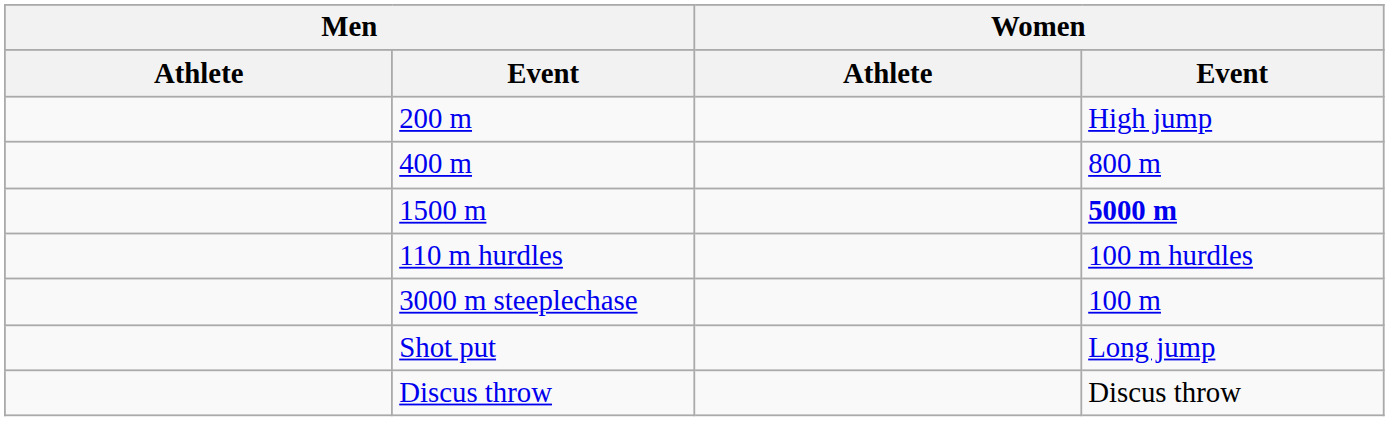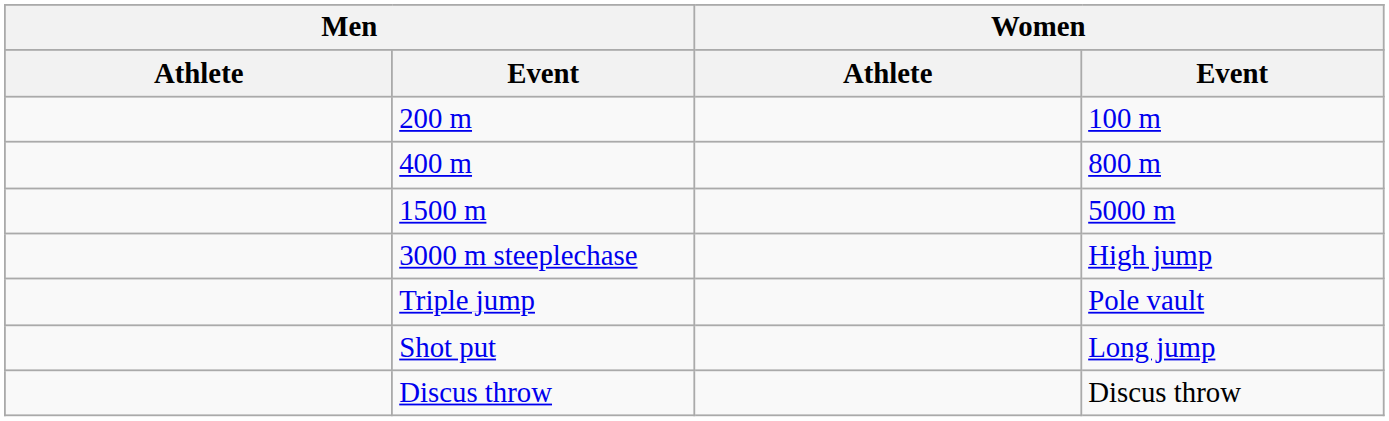(1150, 118) High jump -> (1125, 118) 100 m
(1133, 210) bold -> (1132, 210) normal
- row: (481, 255)
(1125, 301) 100 m -> (1150, 255) High jump
+ row: (467, 301)
